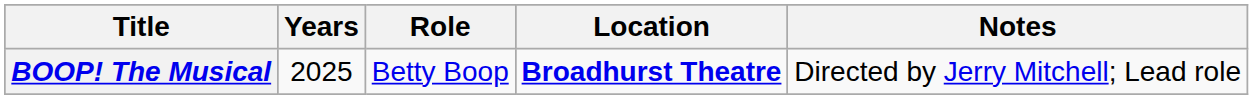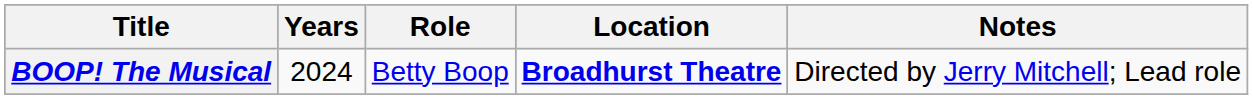(321, 71) 2025 -> (321, 71) 2024
